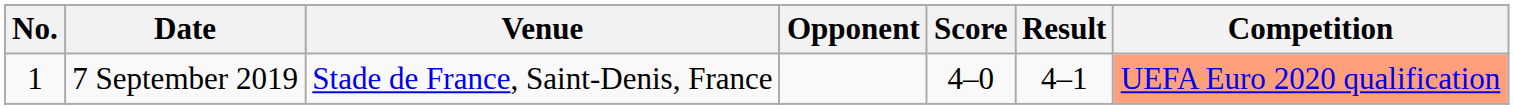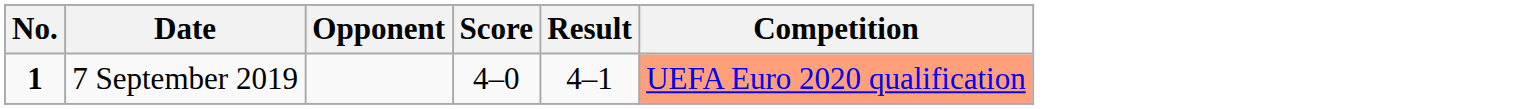- column: (542, 29)
(35, 78) normal -> (35, 78) bold
